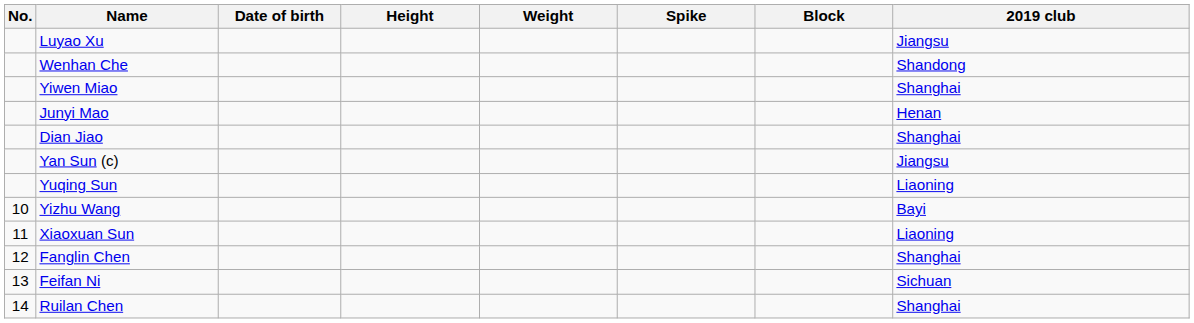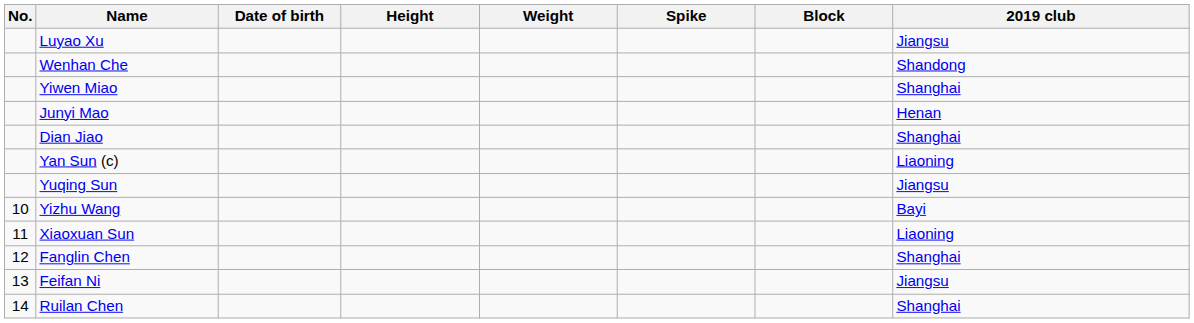(923, 161) Jiangsu -> (925, 161) Liaoning
(925, 185) Liaoning -> (923, 185) Jiangsu
(924, 281) Sichuan -> (923, 281) Jiangsu
